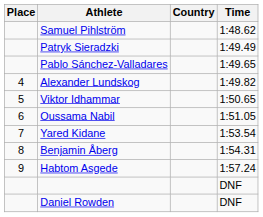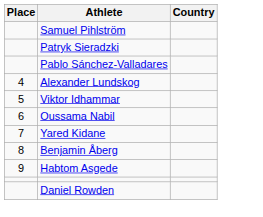- column: (238, 13)
